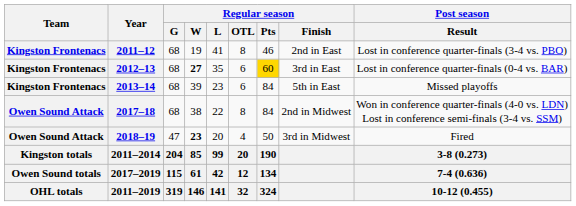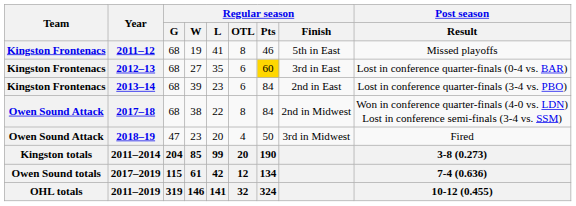(316, 50) 2nd in East -> (316, 50) 5th in East
(462, 50) Lost in conference quarter-finals (3-4 vs. PBO) -> (462, 50) Missed playoffs
(196, 68) bold -> (196, 68) normal
(316, 87) 5th in East -> (316, 87) 2nd in East
(462, 87) Missed playoffs -> (462, 87) Lost in conference quarter-finals (3-4 vs. PBO)
(196, 136) bold -> (196, 136) normal
